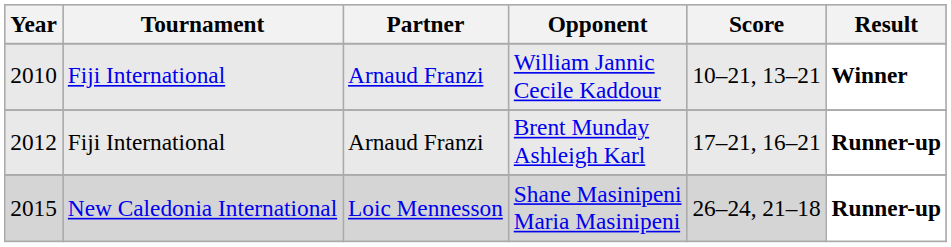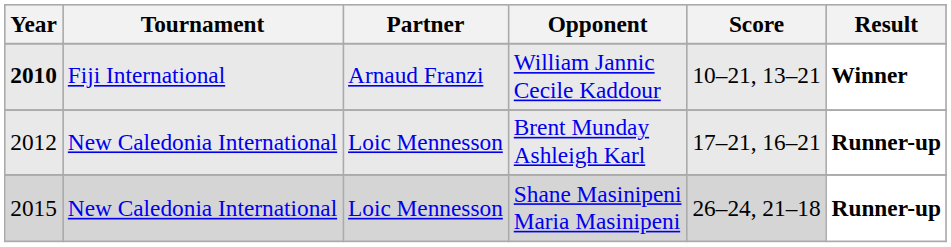(34, 76) normal -> (34, 76) bold
(147, 142) Fiji International -> (202, 142) New Caledonia International
(416, 142) Arnaud Franzi -> (425, 142) Loic Mennesson
